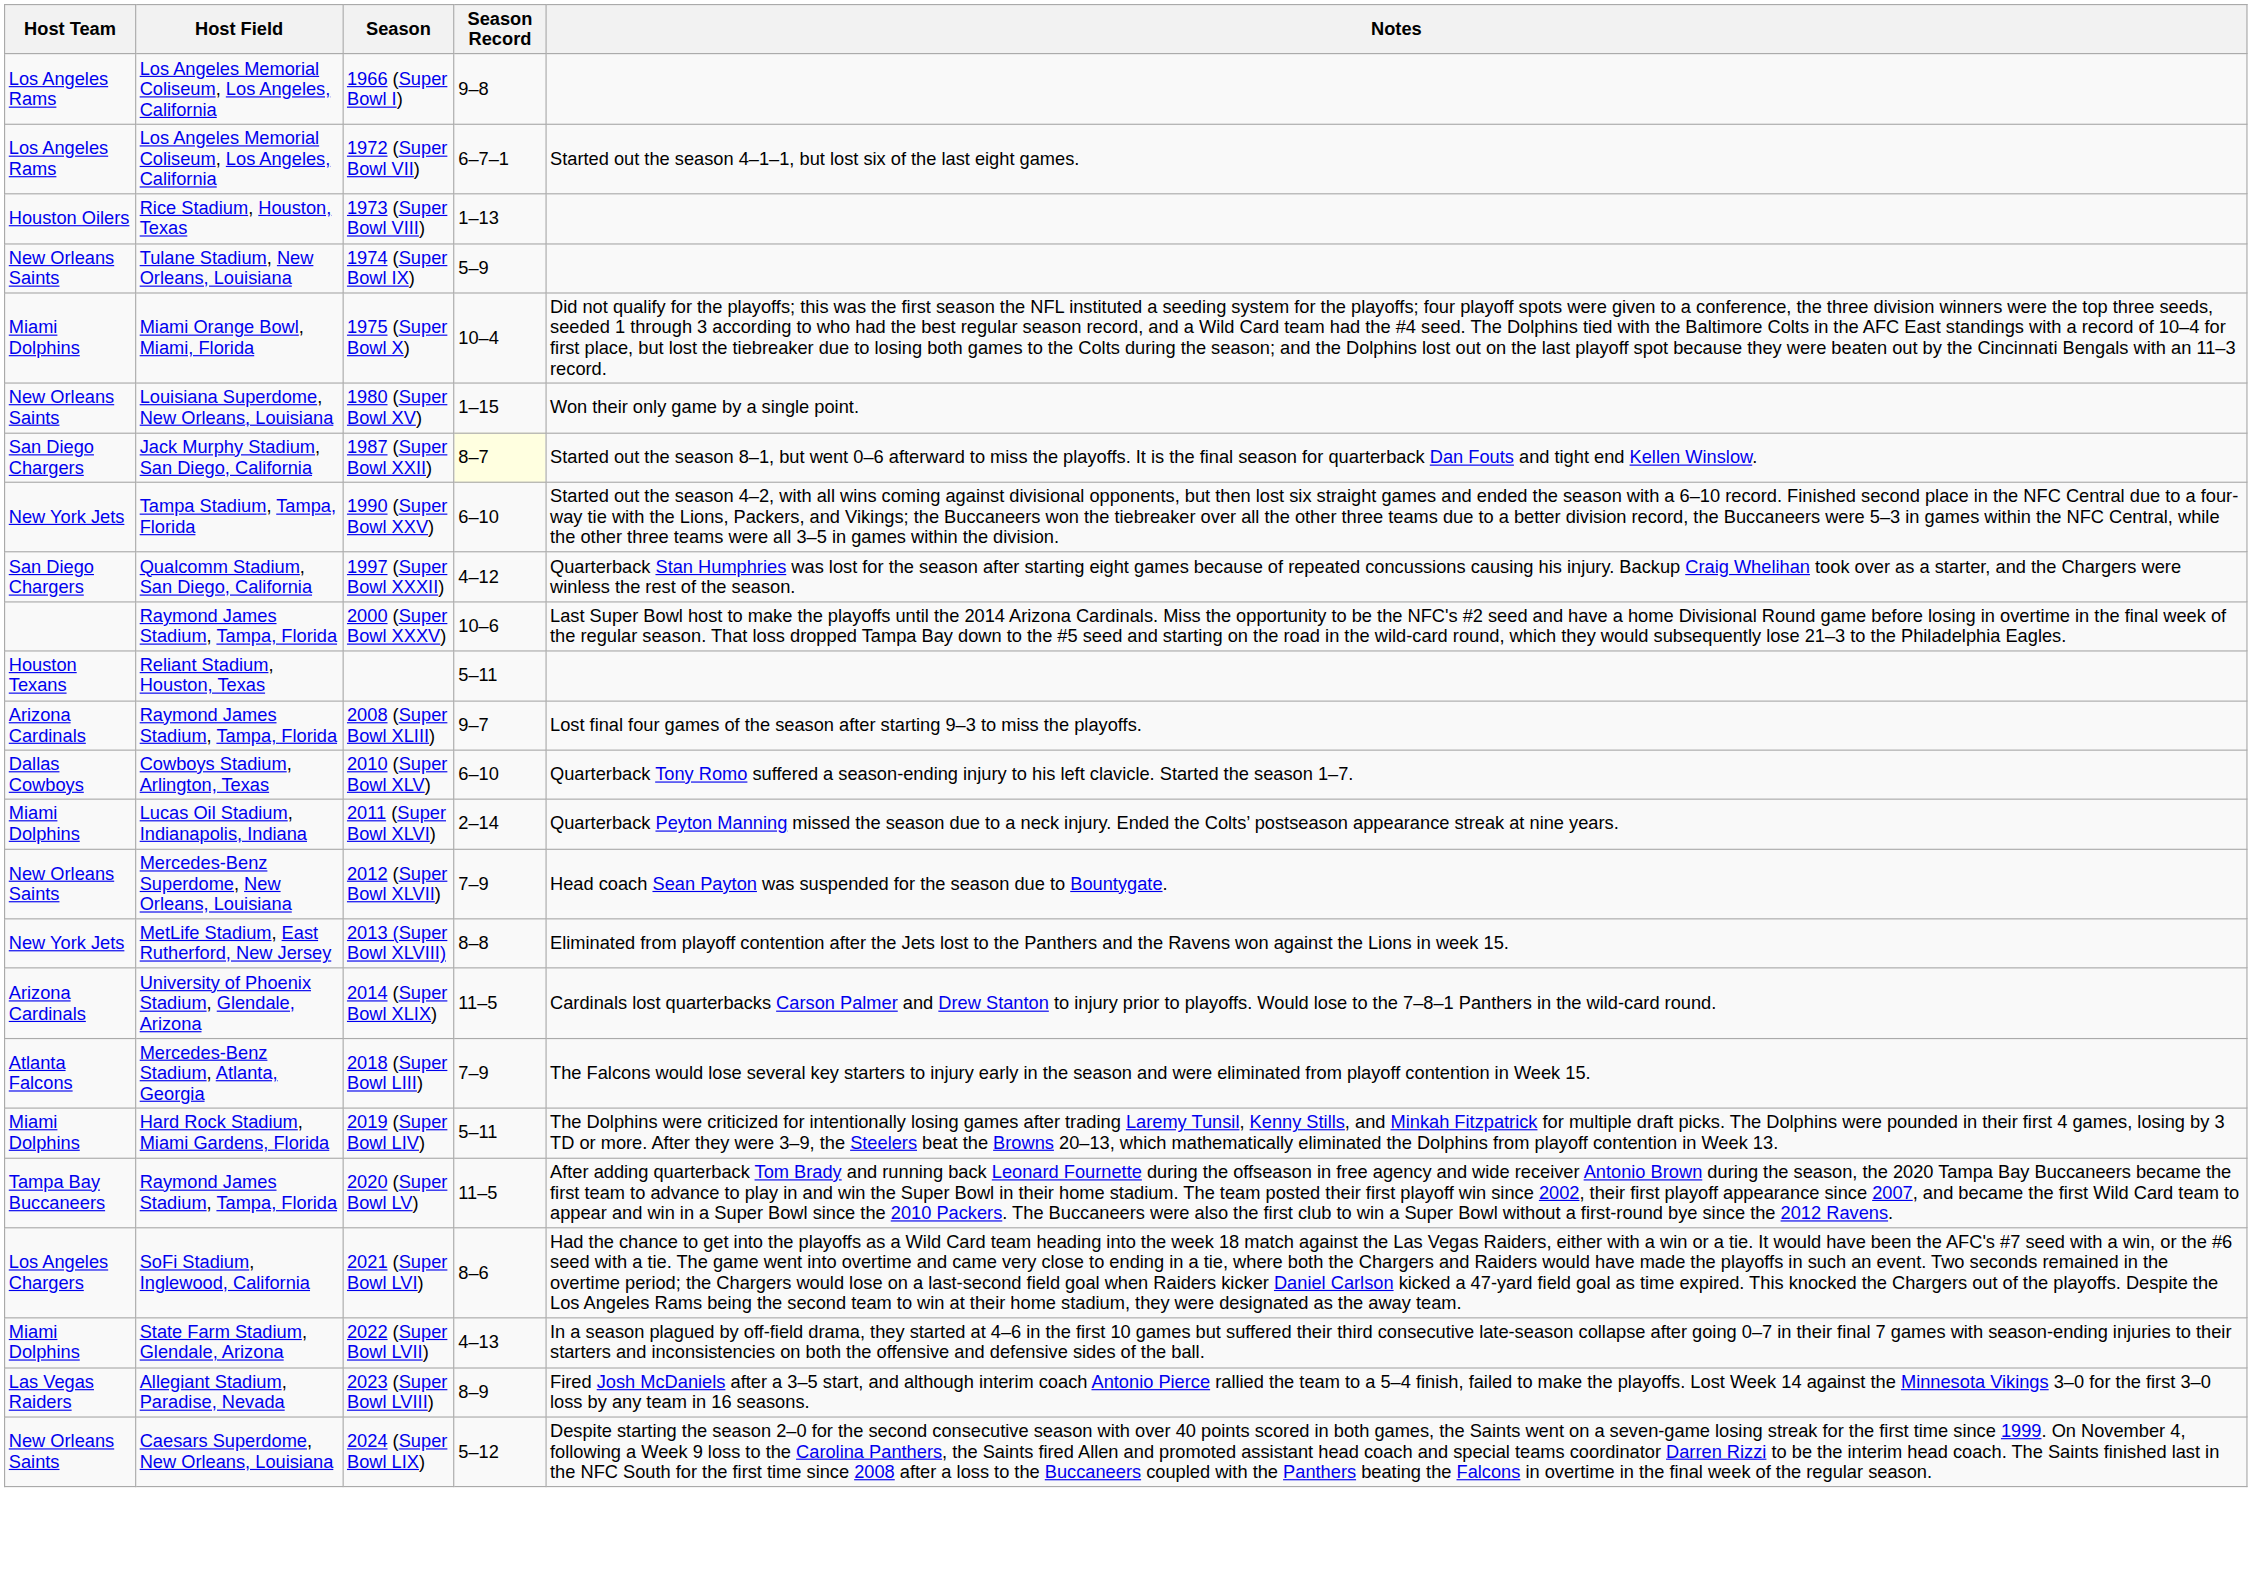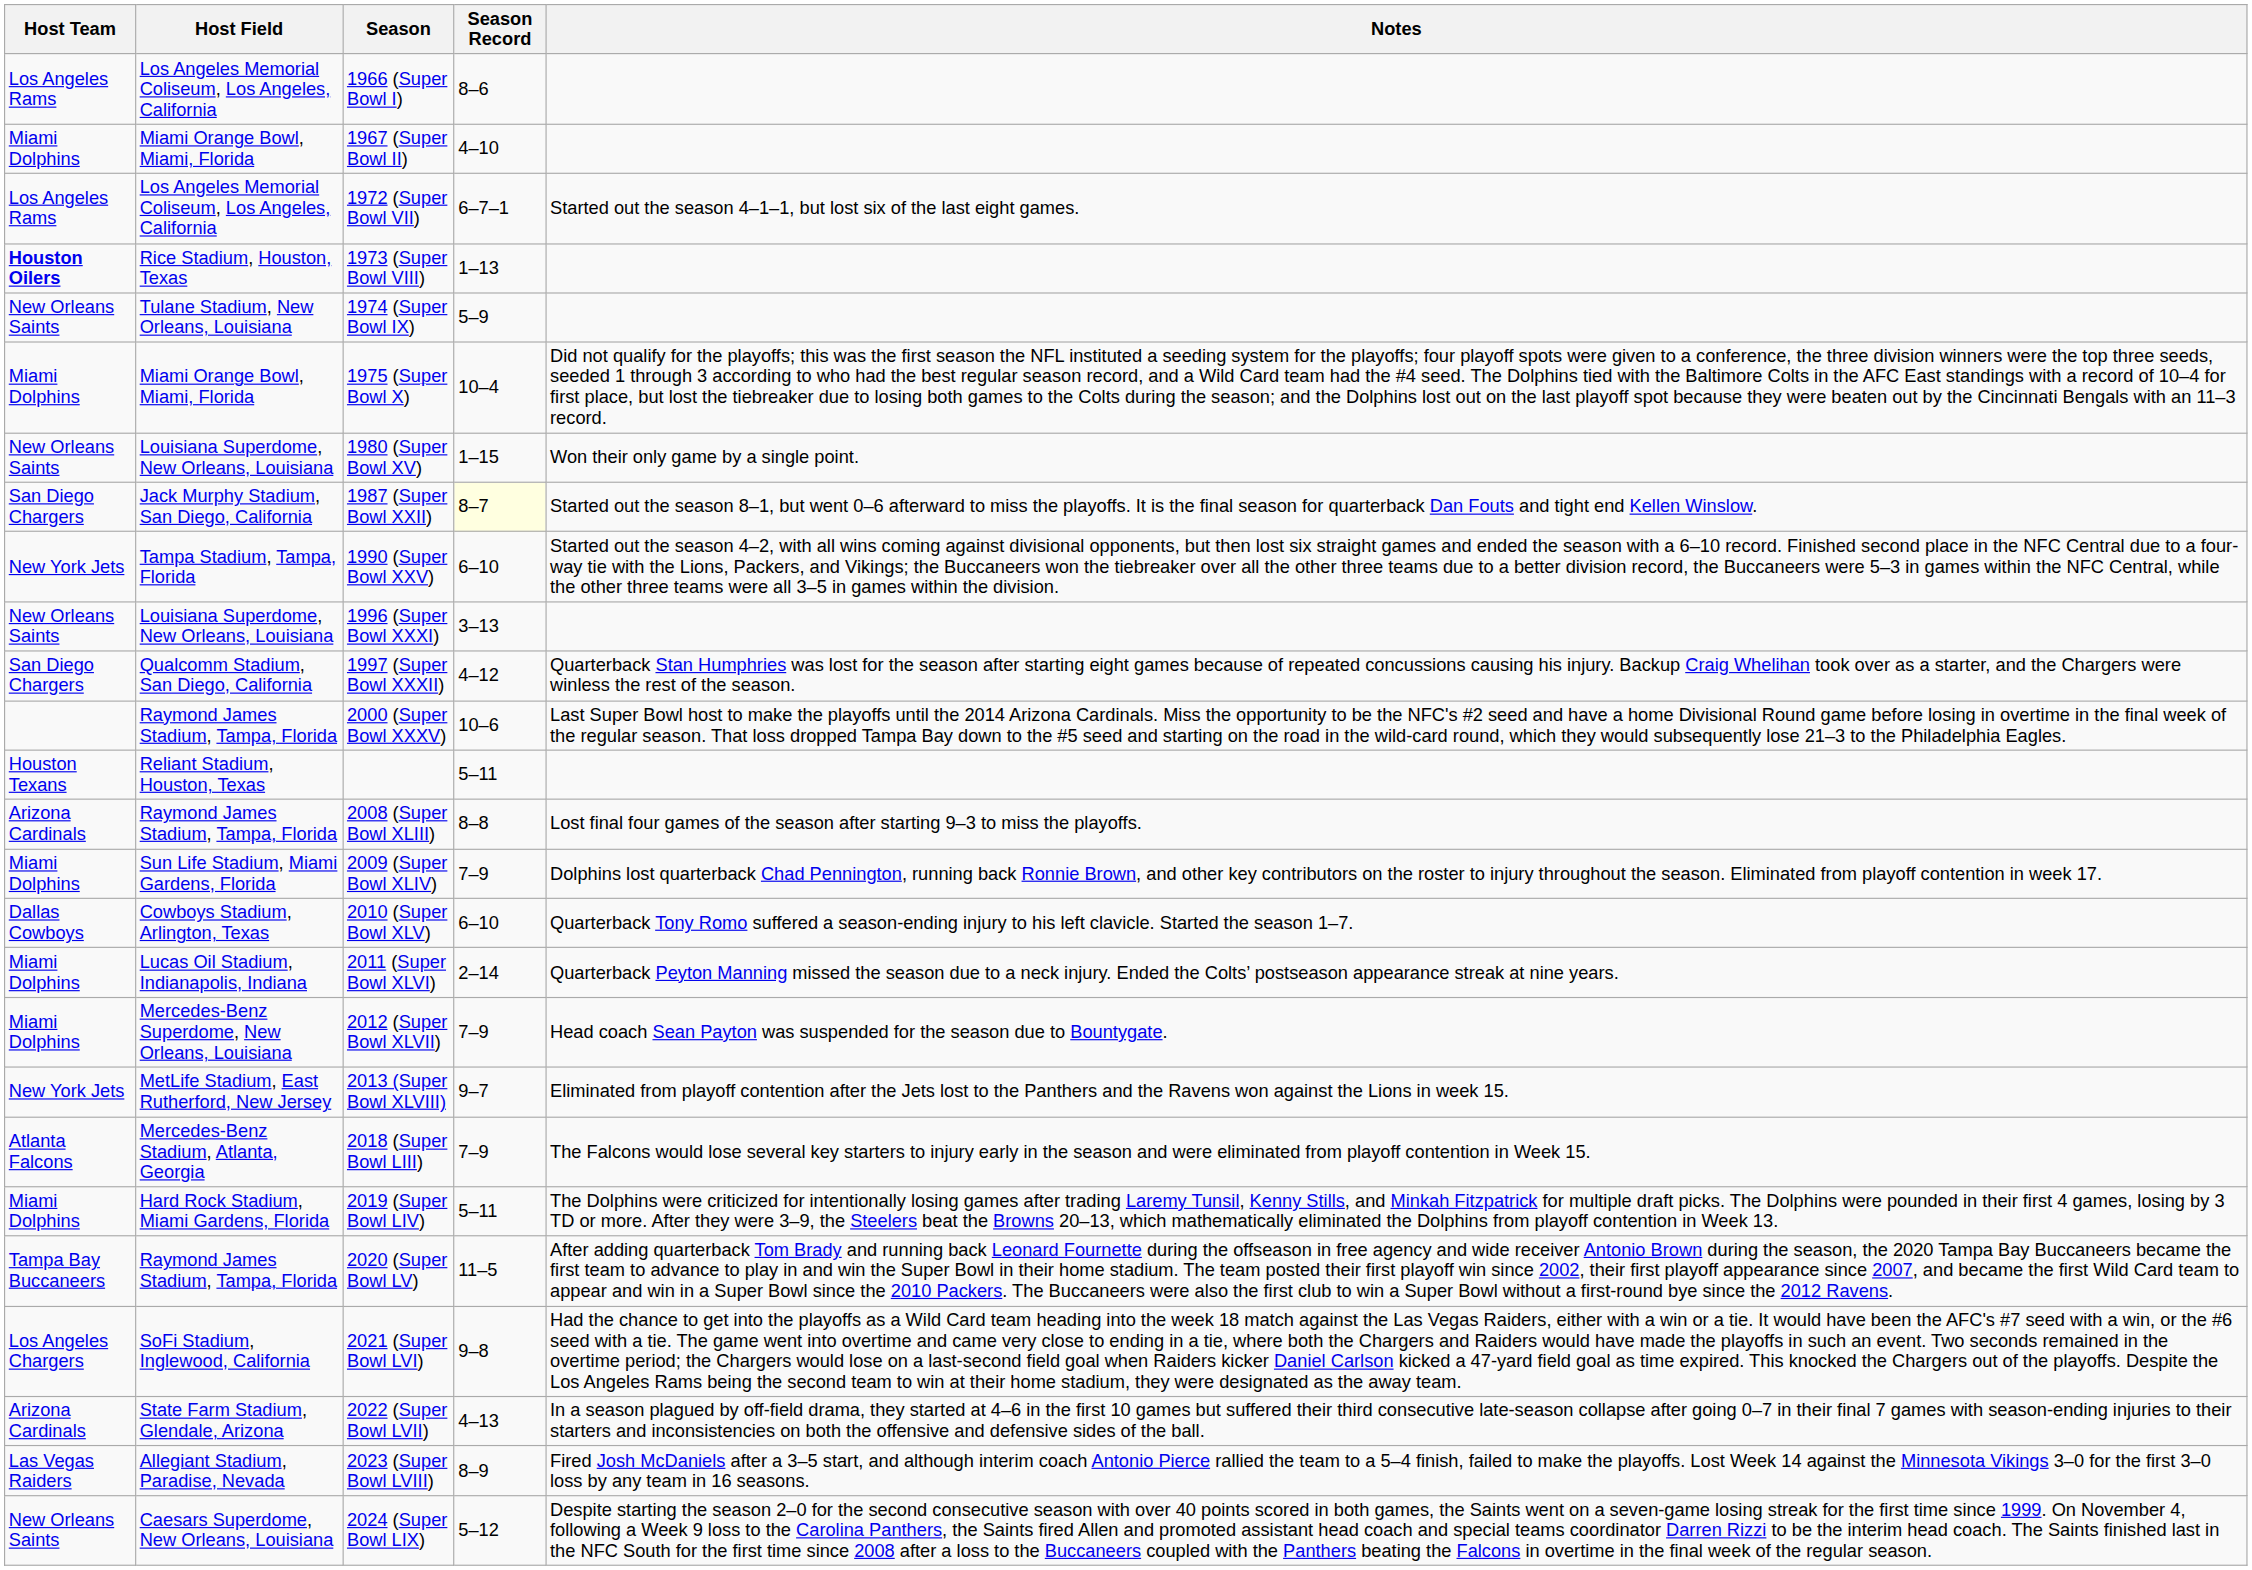(474, 88) 9–8 -> (474, 88) 8–6
+ row: (397, 148)
(69, 218) normal -> (46, 268) bold
+ row: (397, 626)
(474, 725) 9–7 -> (474, 824) 8–8
+ row: (397, 873)
(61, 883) New Orleans Saints -> (44, 1032) Miami Dolphins
(474, 943) 8–8 -> (474, 1091) 9–7
- row: (397, 1003)
(474, 1272) 8–6 -> (474, 1351) 9–8
(44, 1342) Miami Dolphins -> (47, 1421) Arizona Cardinals
